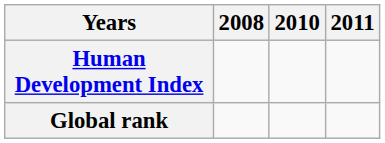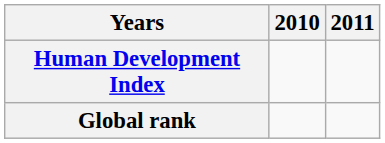- column: (241, 22)
